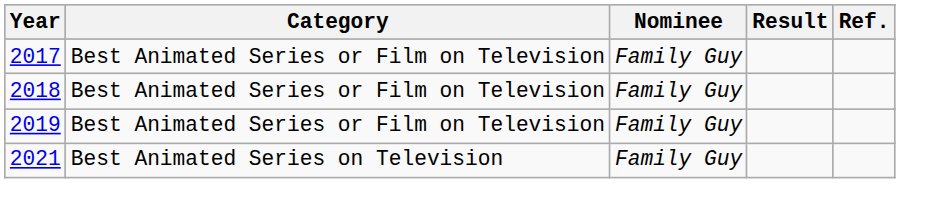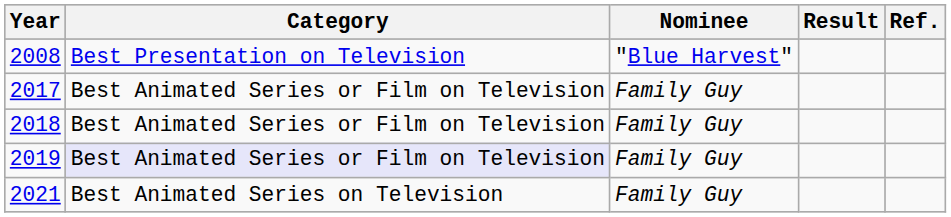+ row: (35, 57)
(338, 126) no background -> (338, 160) lavender background
